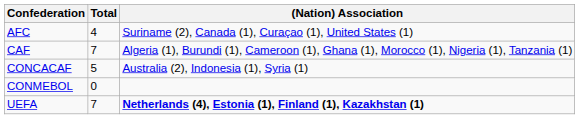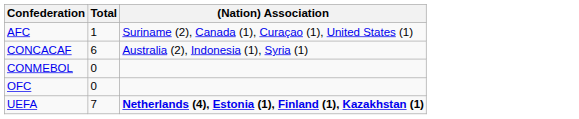(94, 31) 4 -> (94, 31) 1
- row: (19, 50)
(94, 68) 5 -> (94, 50) 6
+ row: (19, 86)
